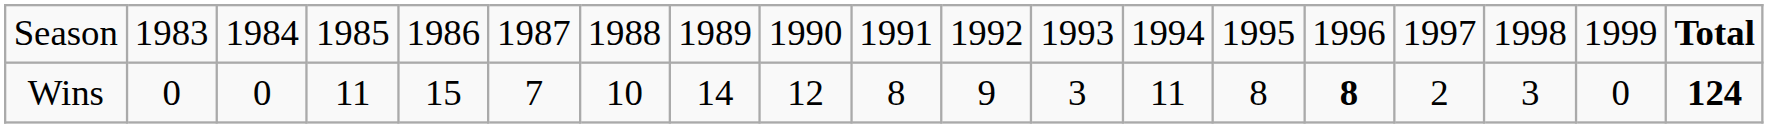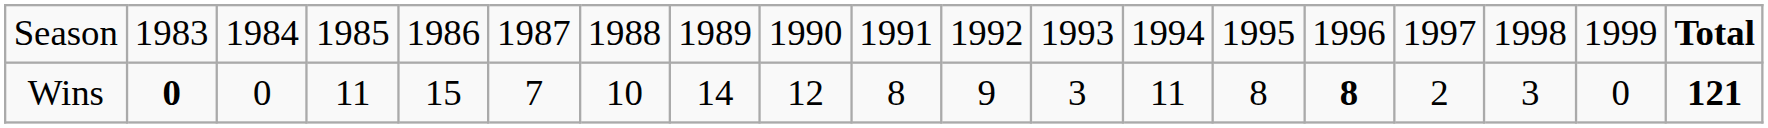(172, 92) normal -> (172, 92) bold
(1715, 92) 124 -> (1715, 92) 121
